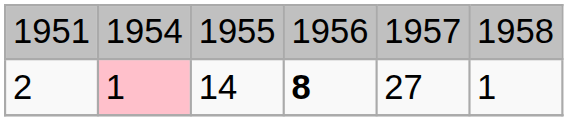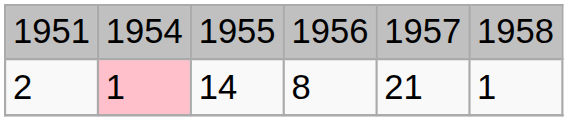(301, 86) bold -> (301, 86) normal
(404, 86) 27 -> (404, 86) 21
